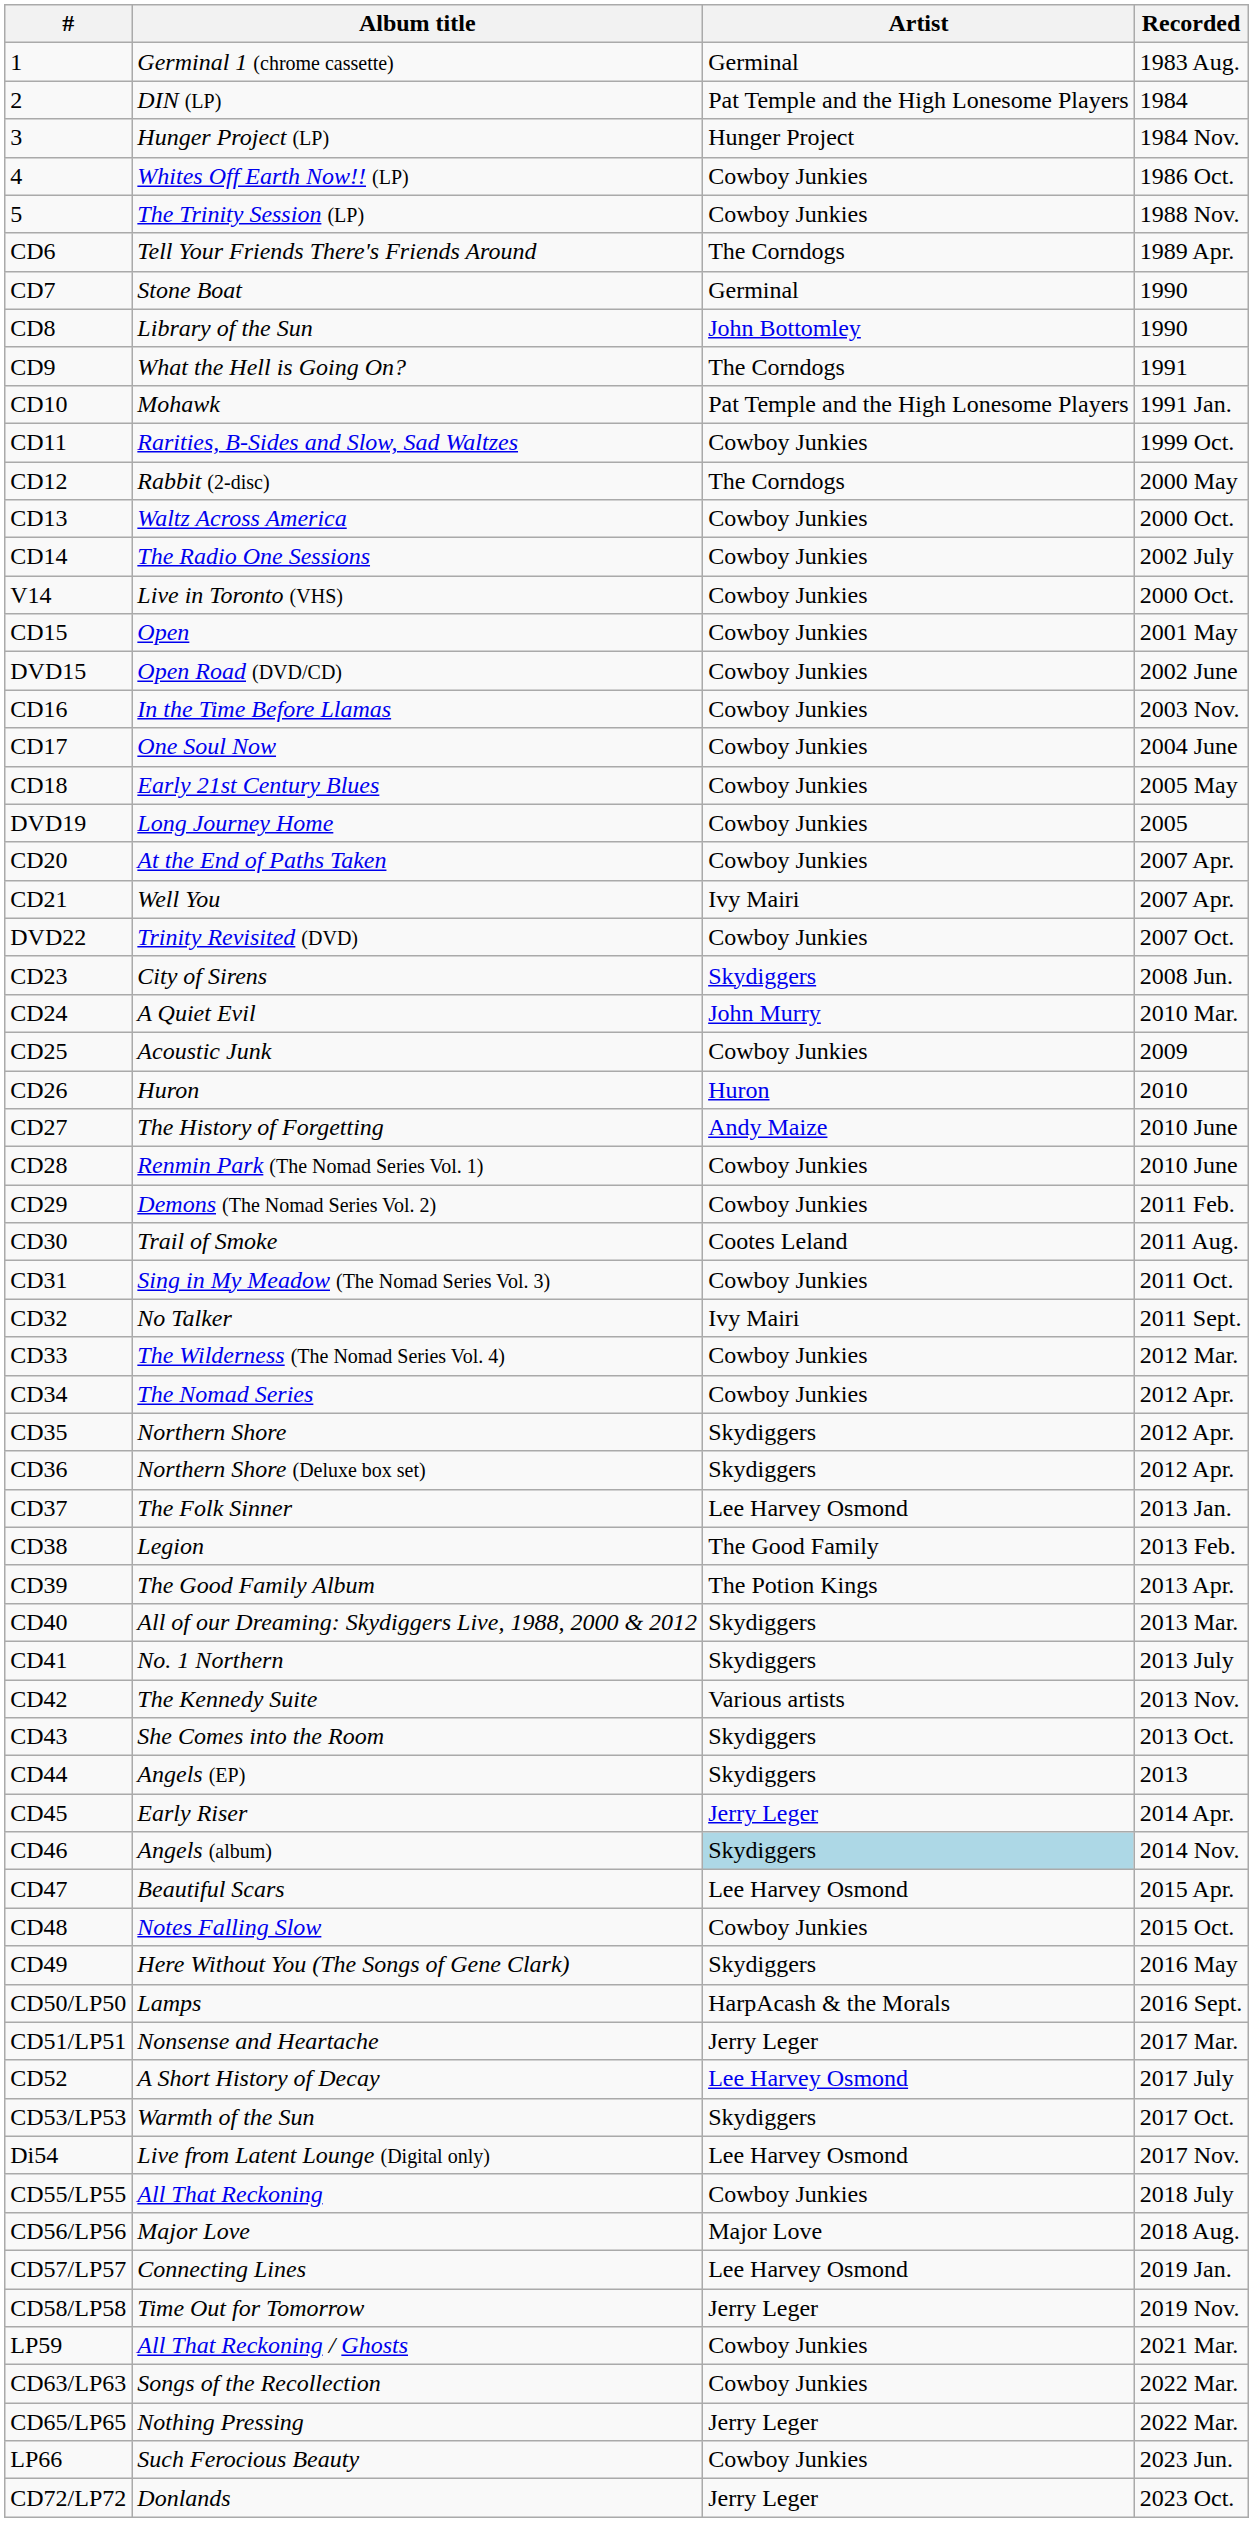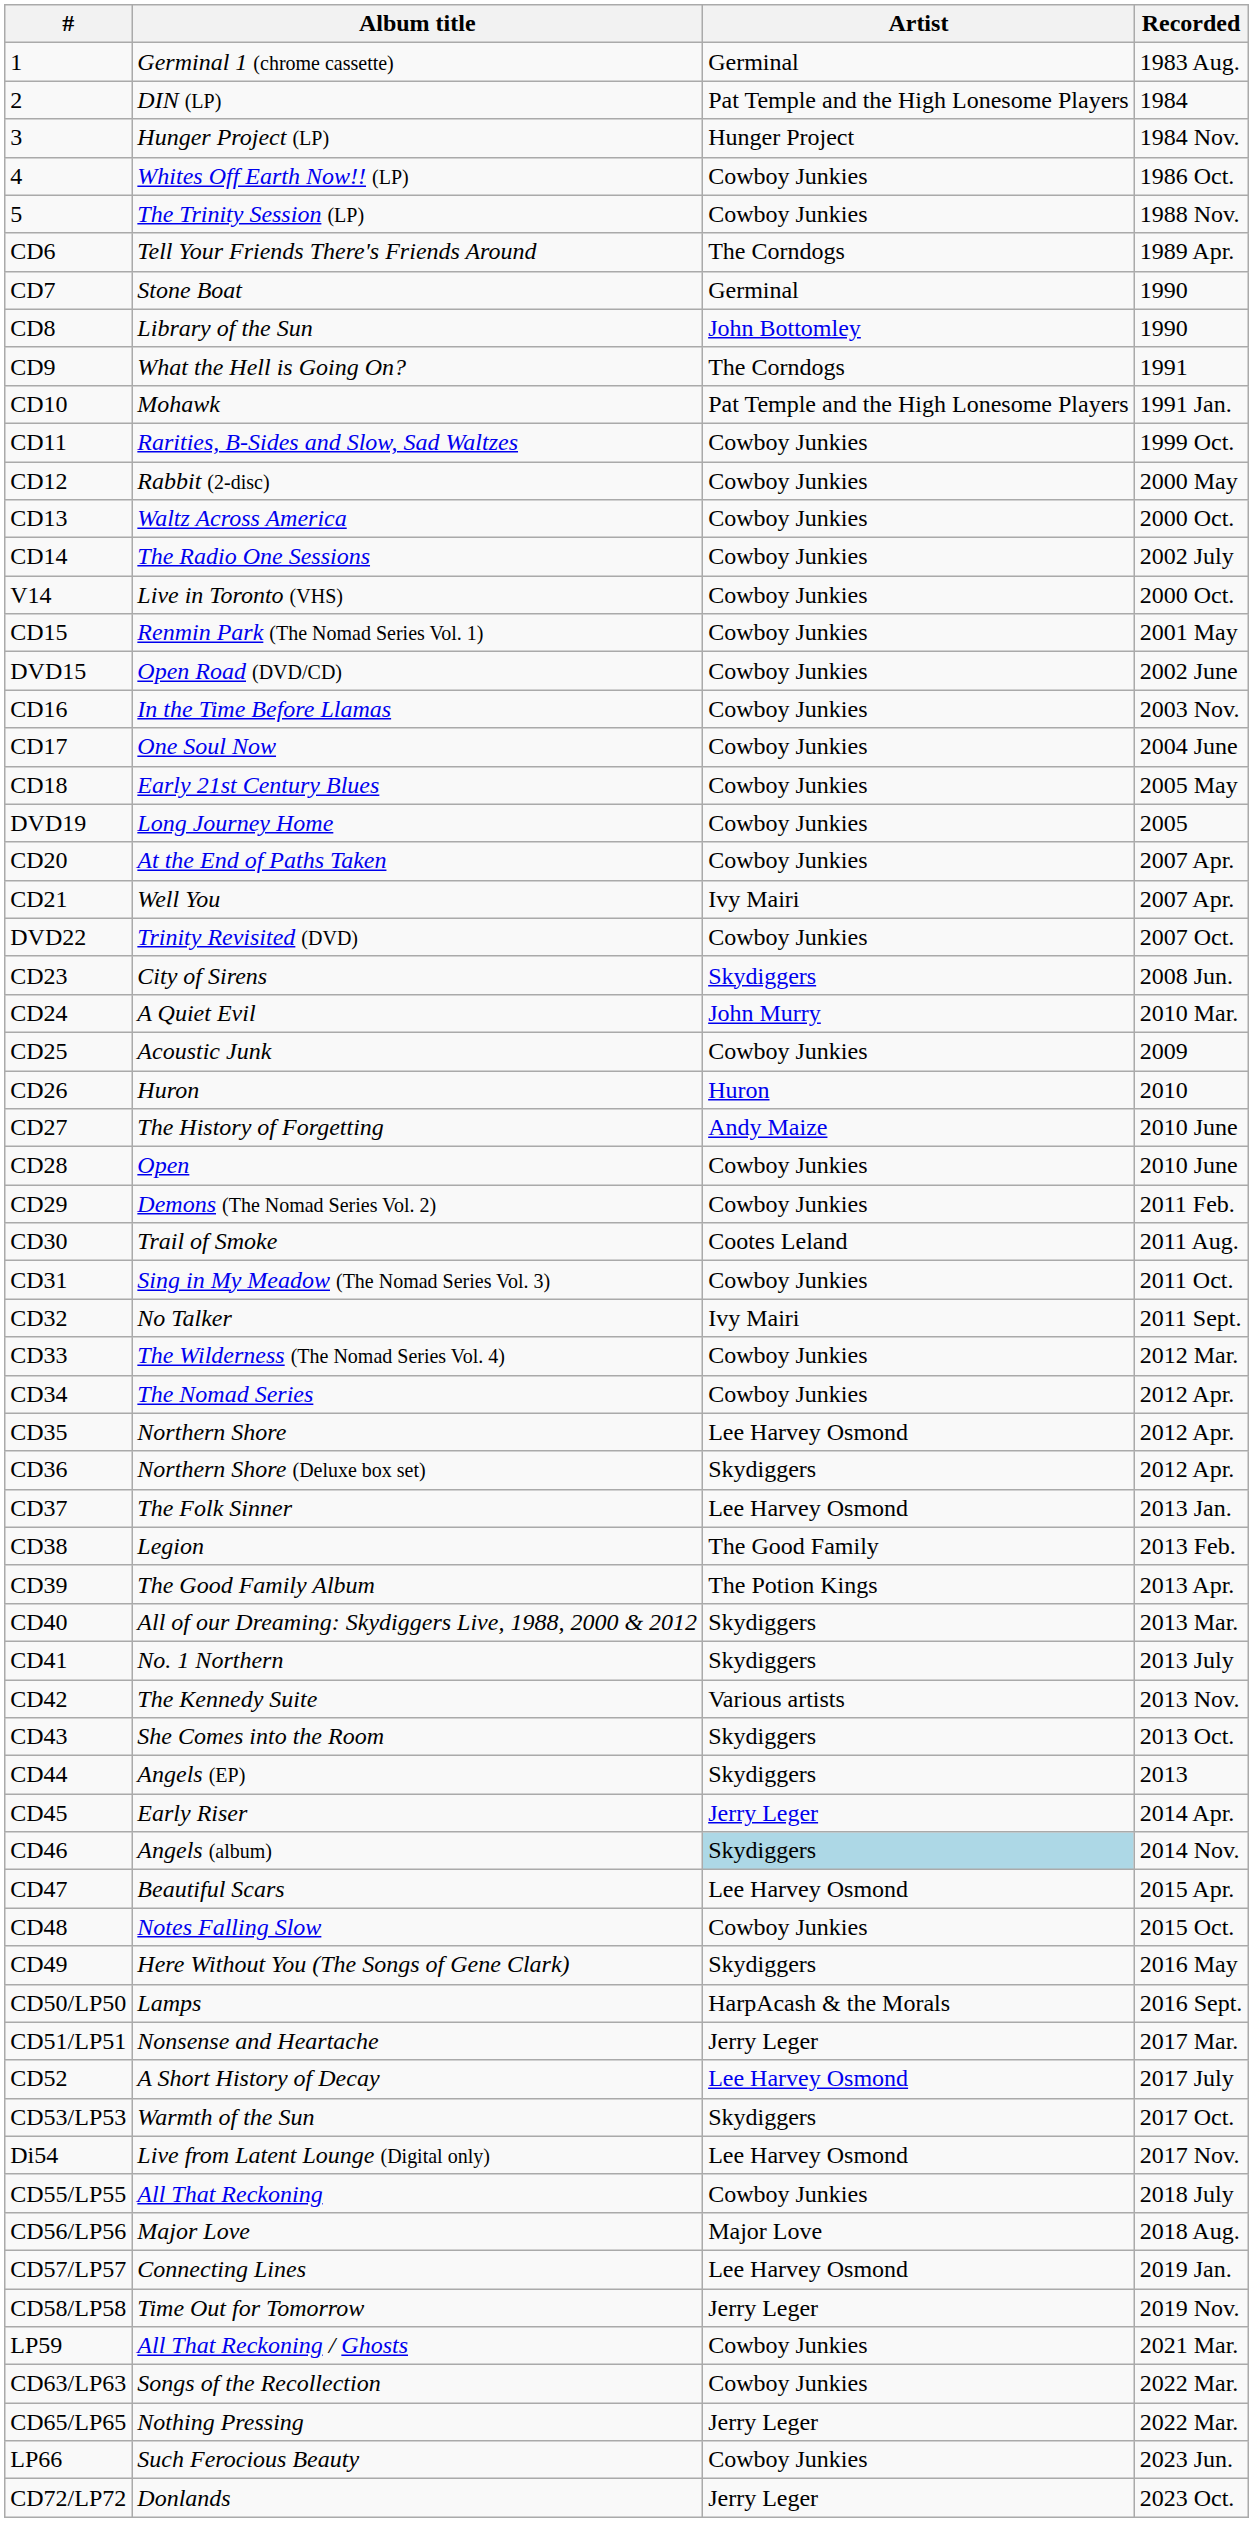(776, 480) The Corndogs -> (788, 480) Cowboy Junkies
(163, 632) Open -> (310, 632) Renmin Park (The Nomad Series Vol. 1)
(310, 1165) Renmin Park (The Nomad Series Vol. 1) -> (163, 1165) Open
(762, 1431) Skydiggers -> (808, 1431) Lee Harvey Osmond
